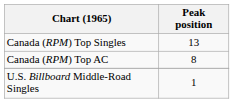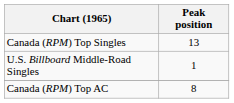rows swapped: (58, 59) <-> (69, 83)
